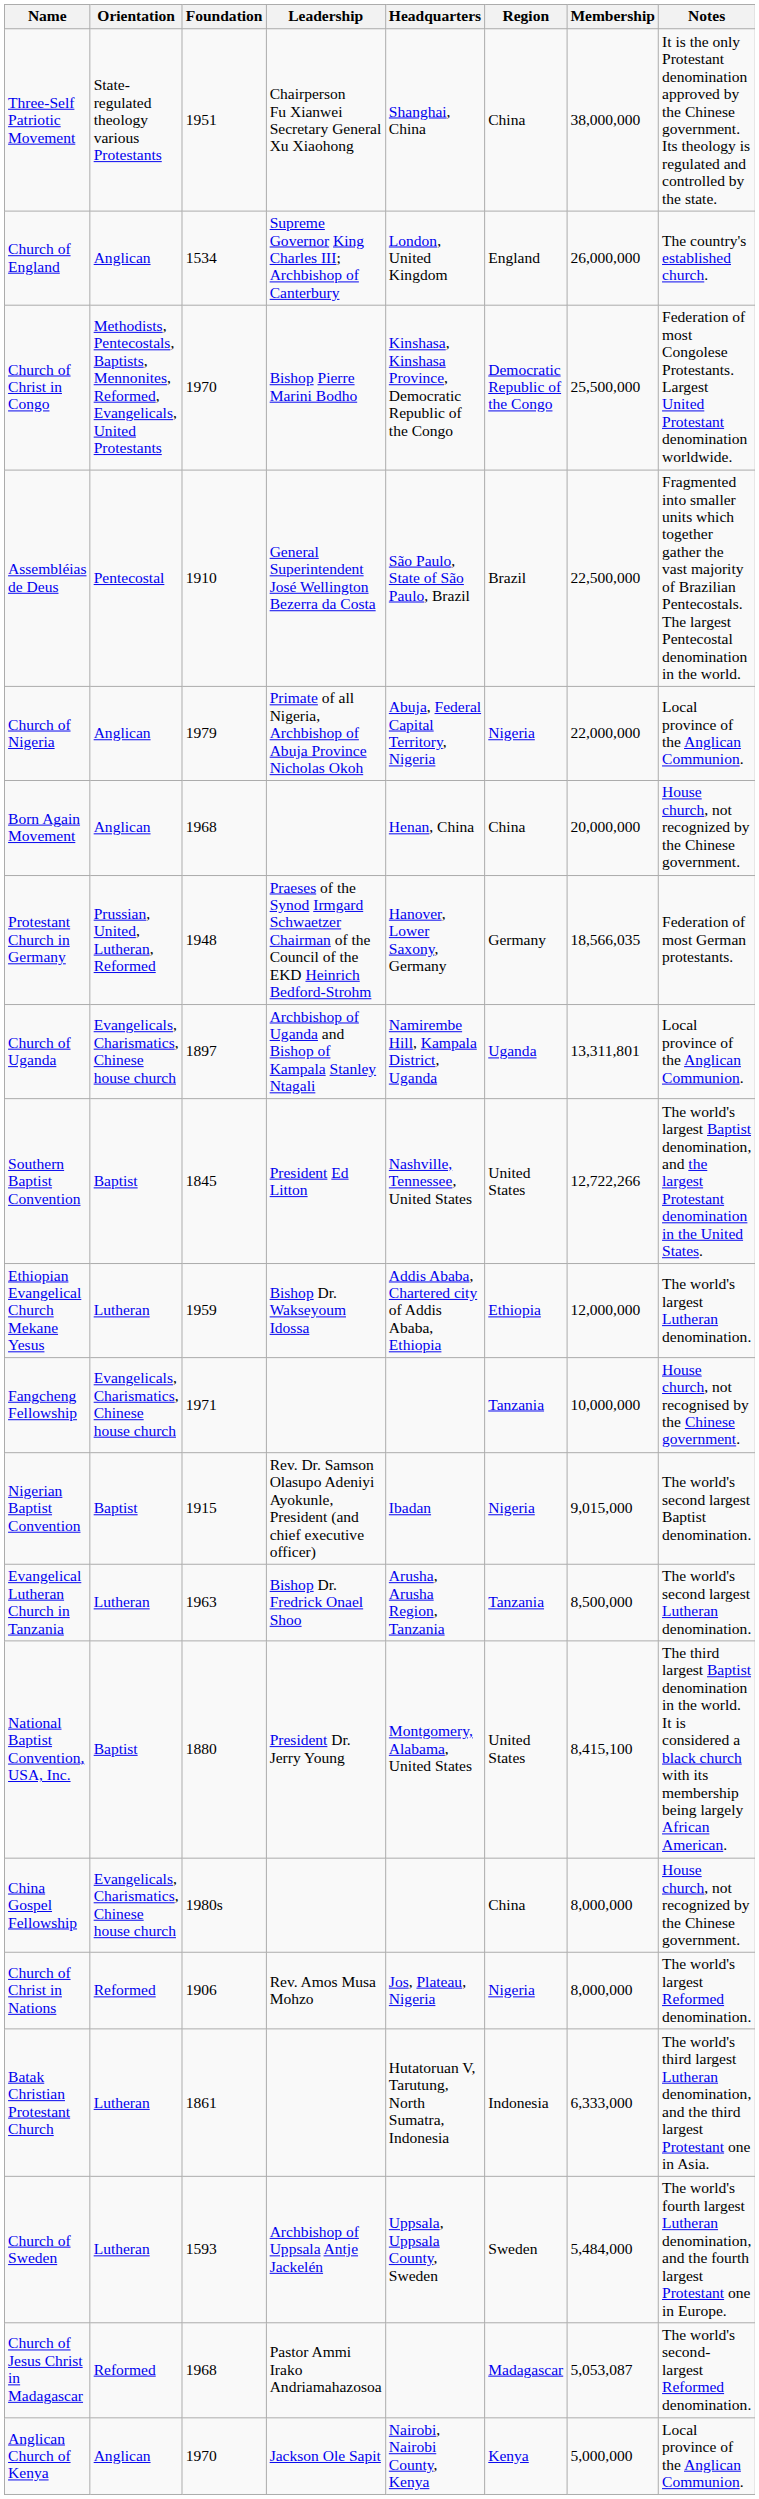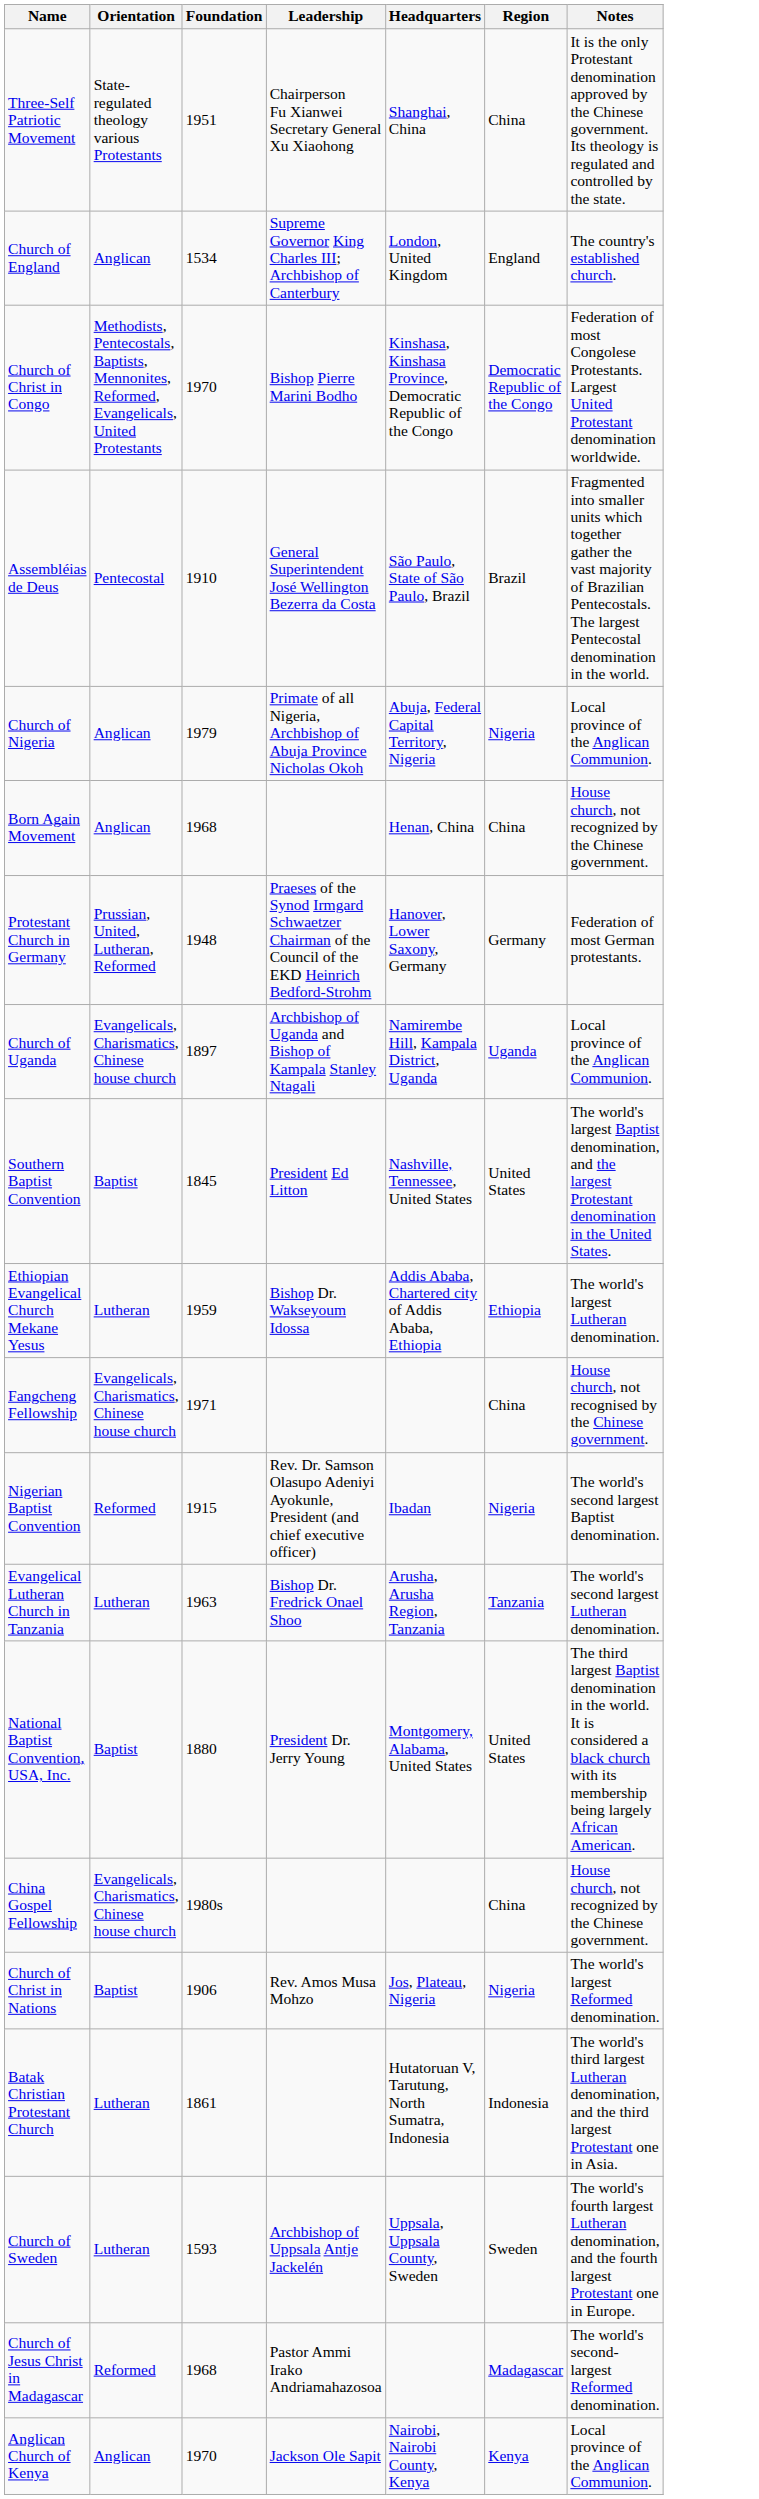- column: (613, 16)
(516, 1404) Tanzania -> (507, 1404) China
(116, 1508) Baptist -> (125, 1508) Reformed
(125, 1990) Reformed -> (116, 1990) Baptist
